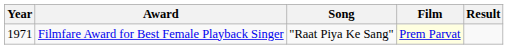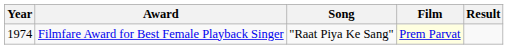(20, 34) 1971 -> (20, 34) 1974
